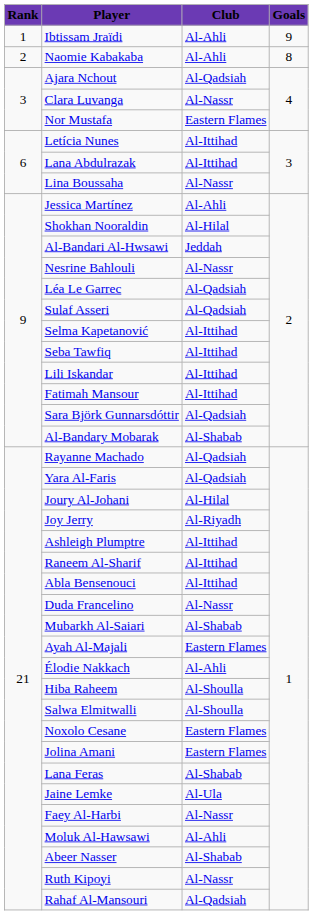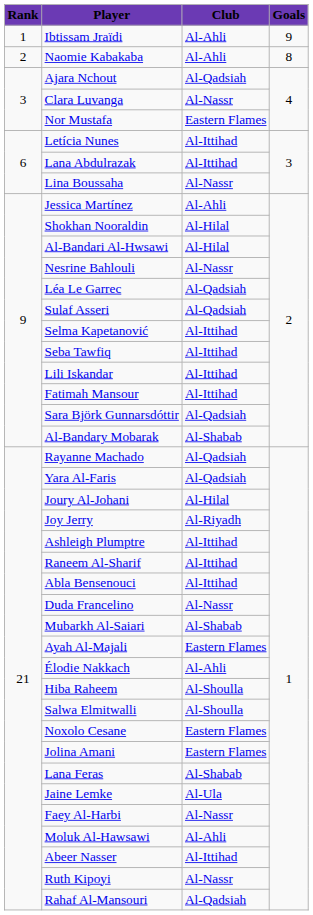(203, 246) Jeddah -> (207, 246) Al-Hilal
(213, 857) Al-Shabab -> (211, 857) Al-Ittihad
